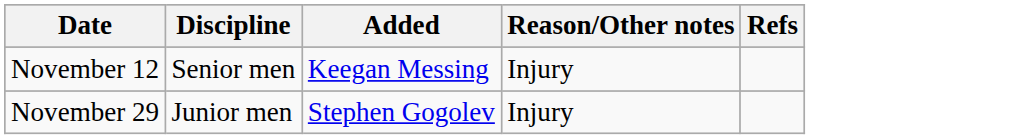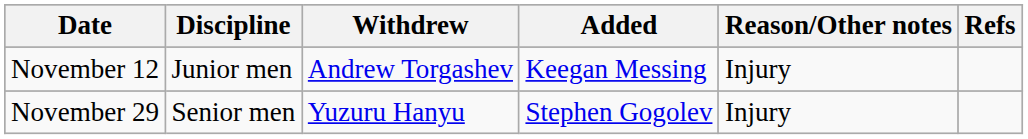+ column: (410, 25)
(233, 68) Senior men -> (232, 68) Junior men
(232, 111) Junior men -> (233, 111) Senior men
